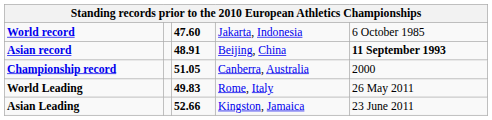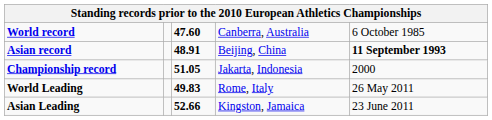(260, 32) Jakarta, Indonesia -> (263, 32) Canberra, Australia
(263, 69) Canberra, Australia -> (260, 69) Jakarta, Indonesia
